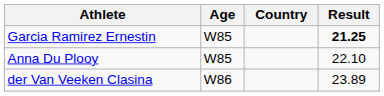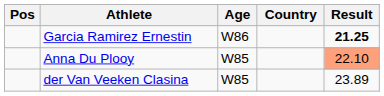+ column: (22, 15)
(218, 36) W85 -> (235, 36) W86
(349, 58) no background -> (352, 58) lightsalmon background
(218, 79) W86 -> (235, 79) W85
